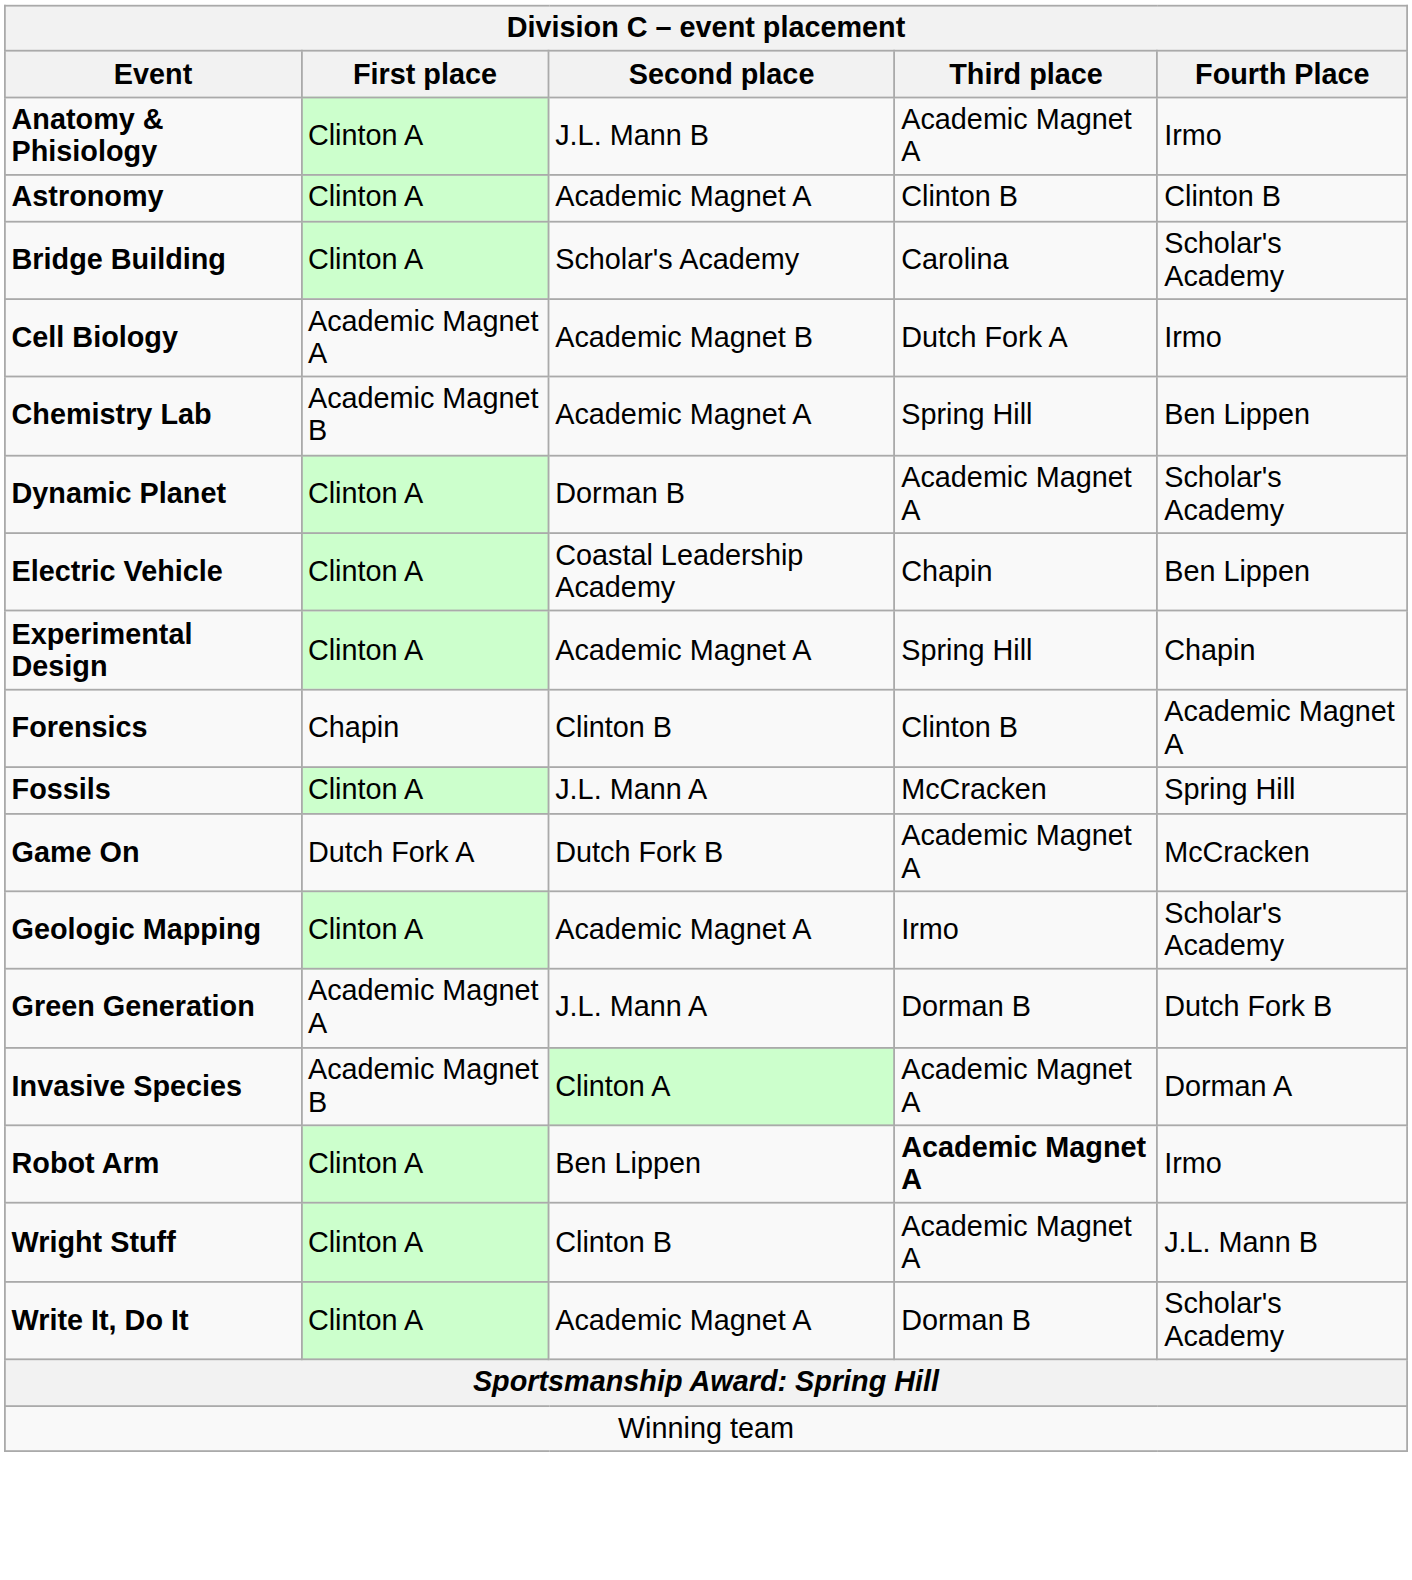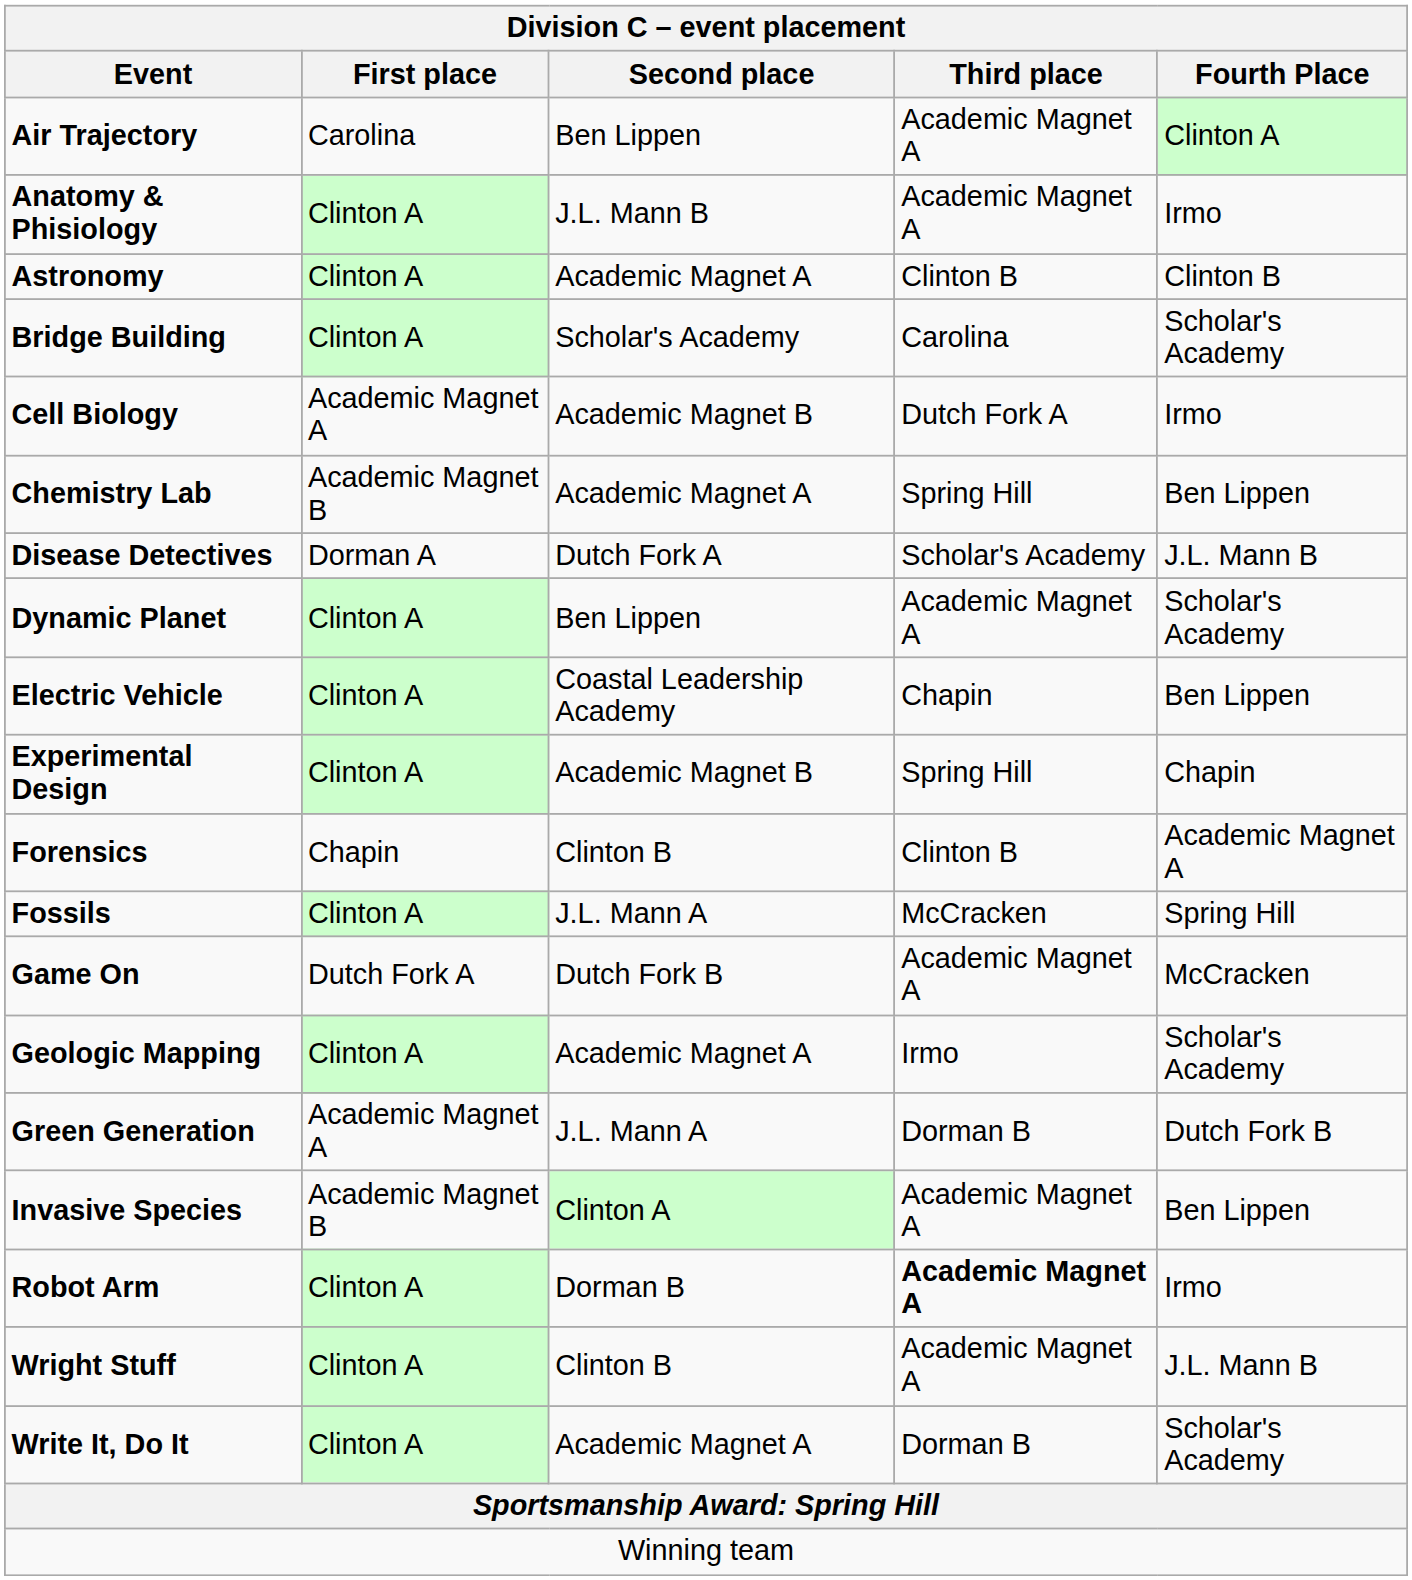+ row: (104, 135)
+ row: (142, 555)
(620, 493) Dorman B -> (628, 617) Ben Lippen
(683, 649) Academic Magnet A -> (684, 773) Academic Magnet B
(1228, 1085) Dorman A -> (1237, 1209) Ben Lippen
(628, 1163) Ben Lippen -> (620, 1287) Dorman B
